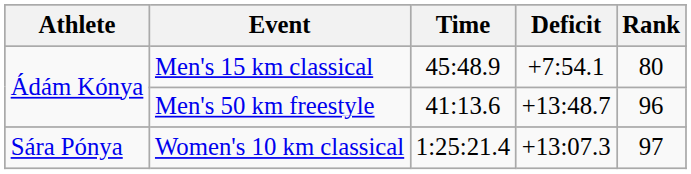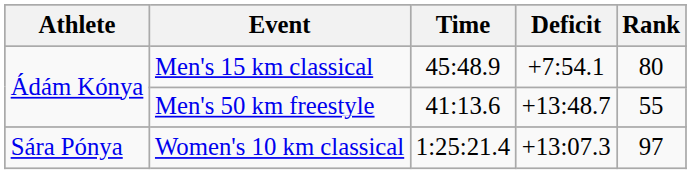(651, 107) 96 -> (651, 107) 55
